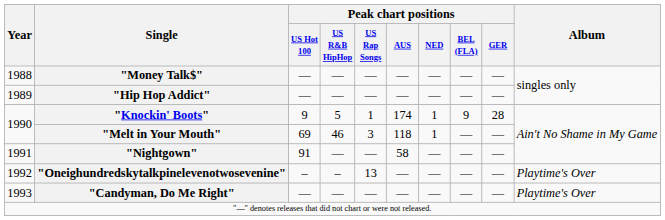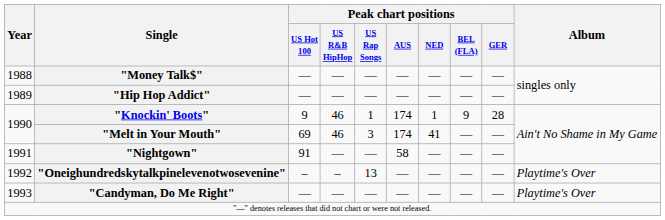(338, 114) 5 -> (338, 114) 46
(402, 134) 118 -> (402, 134) 174
(434, 134) 1 -> (434, 134) 41
